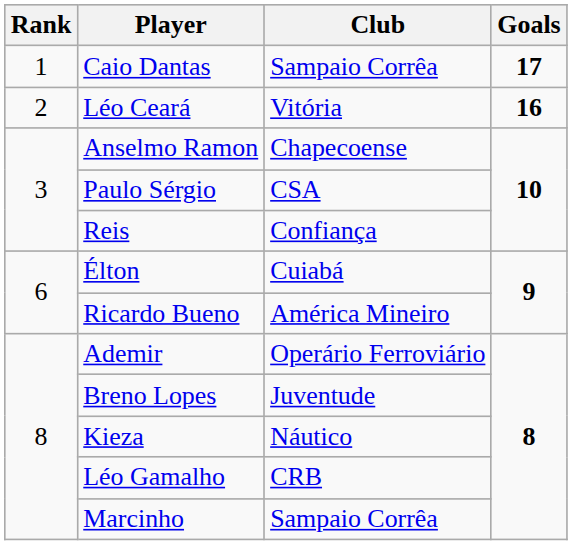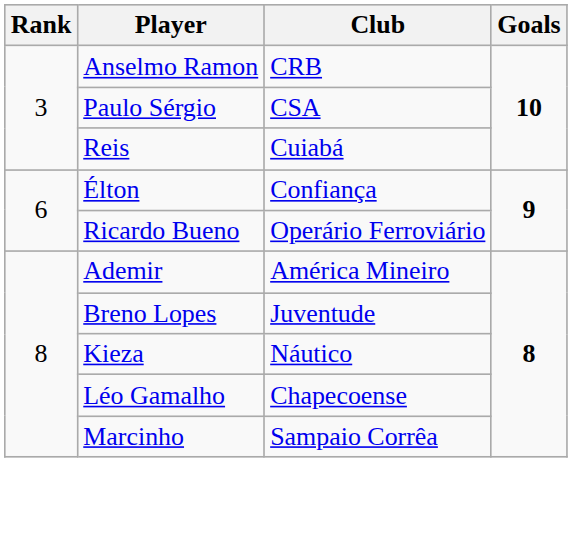- row: (147, 66)
- row: (137, 107)
(339, 148) Chapecoense -> (296, 66) CRB
(323, 230) Confiança -> (307, 148) Cuiabá
(307, 271) Cuiabá -> (323, 189) Confiança
(360, 312) América Mineiro -> (378, 230) Operário Ferroviário
(378, 353) Operário Ferroviário -> (360, 271) América Mineiro
(296, 477) CRB -> (339, 395) Chapecoense
